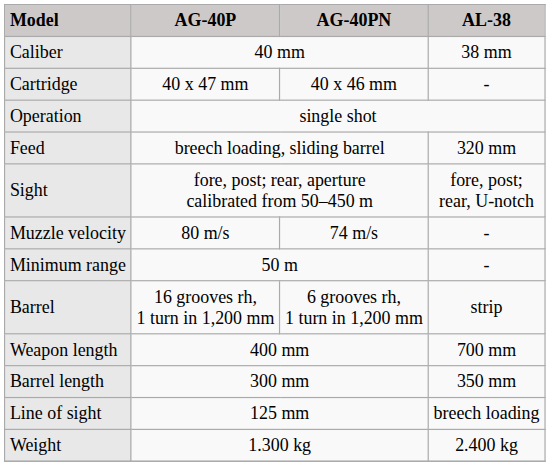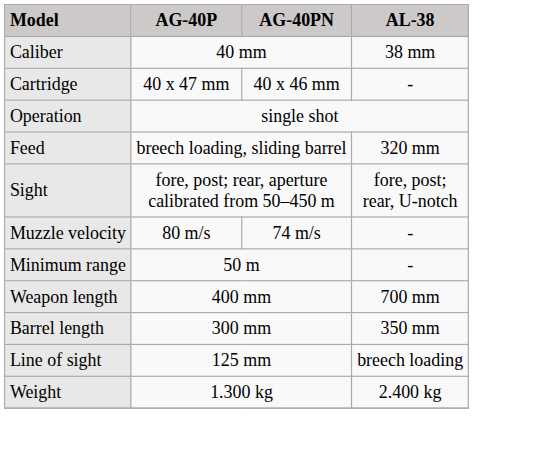- row: (32, 307)
